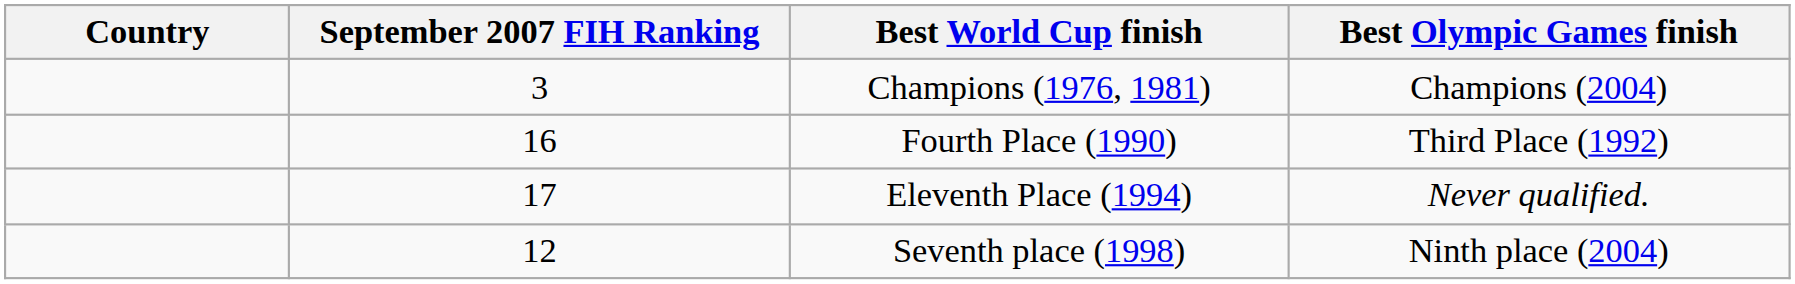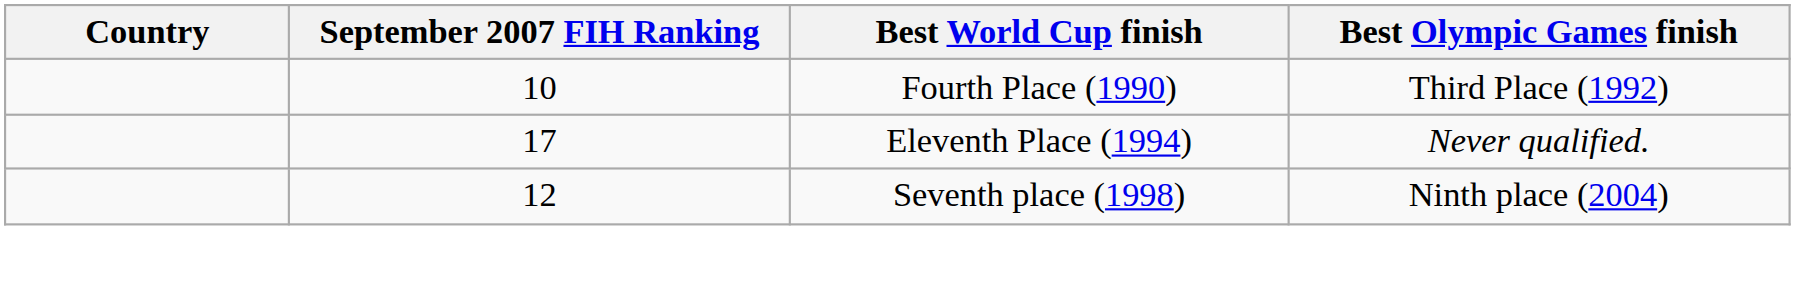- row: (1039, 86)
(539, 140) 16 -> (539, 86) 10
